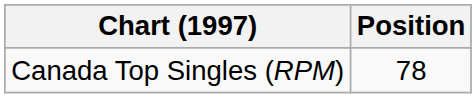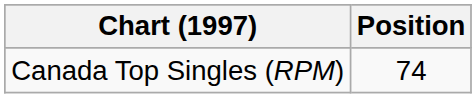(411, 69) 78 -> (411, 69) 74
